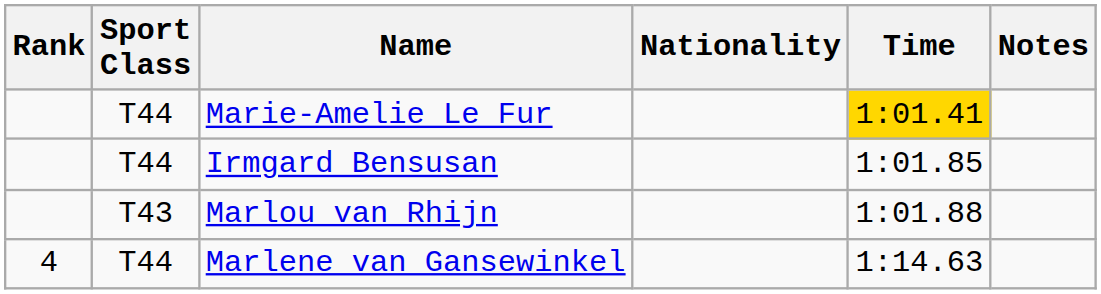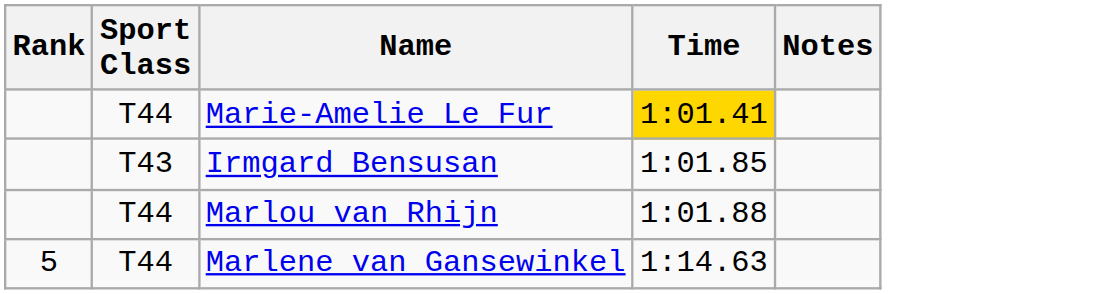- column: (740, 48)
(146, 164) T44 -> (146, 164) T43
(146, 214) T43 -> (146, 214) T44
(49, 263) 4 -> (49, 263) 5
